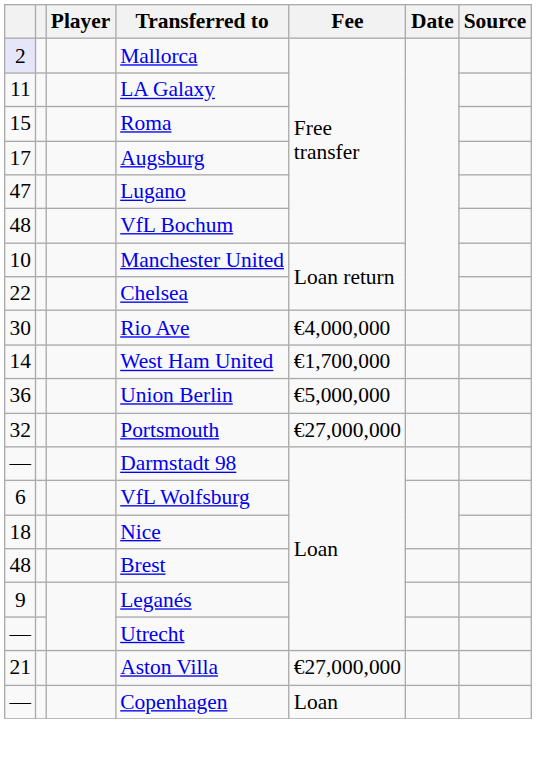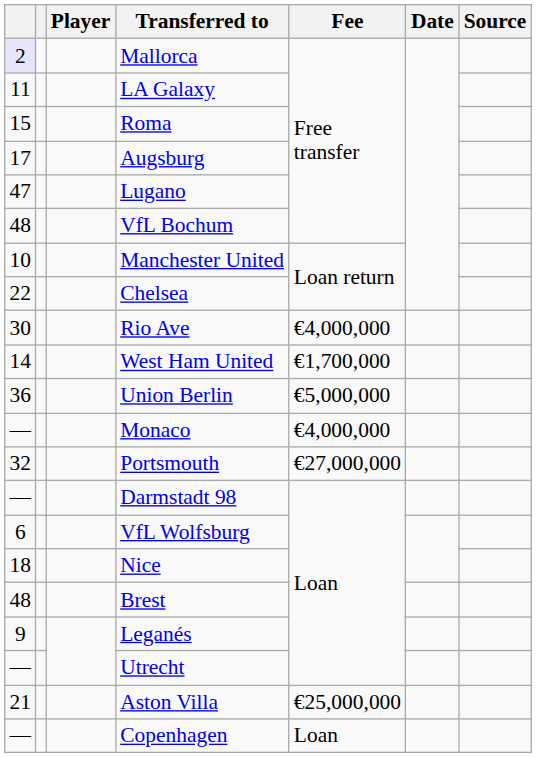+ row: (155, 429)
(347, 667) €27,000,000 -> (347, 701) €25,000,000
